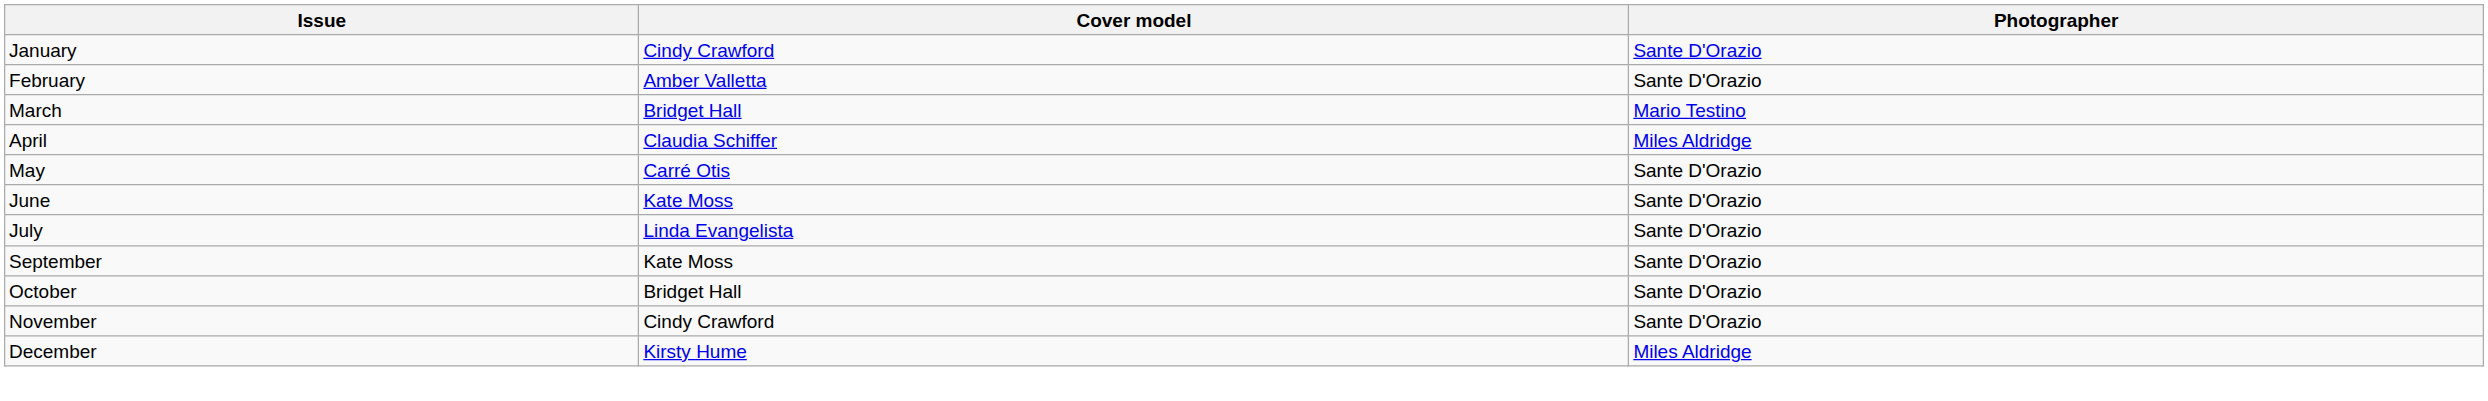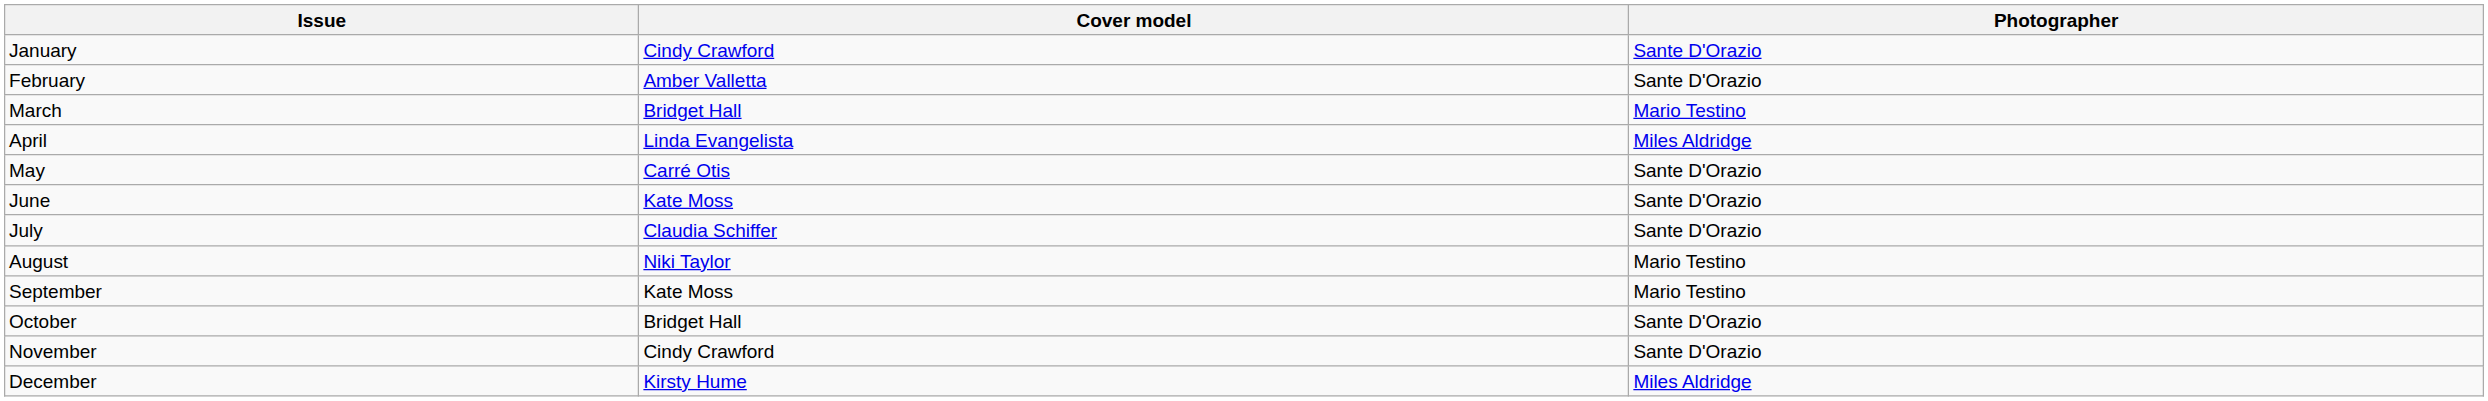(710, 140) Claudia Schiffer -> (718, 140) Linda Evangelista
(718, 230) Linda Evangelista -> (710, 230) Claudia Schiffer
+ row: (39, 260)
(1697, 260) Sante D'Orazio -> (1690, 291) Mario Testino
